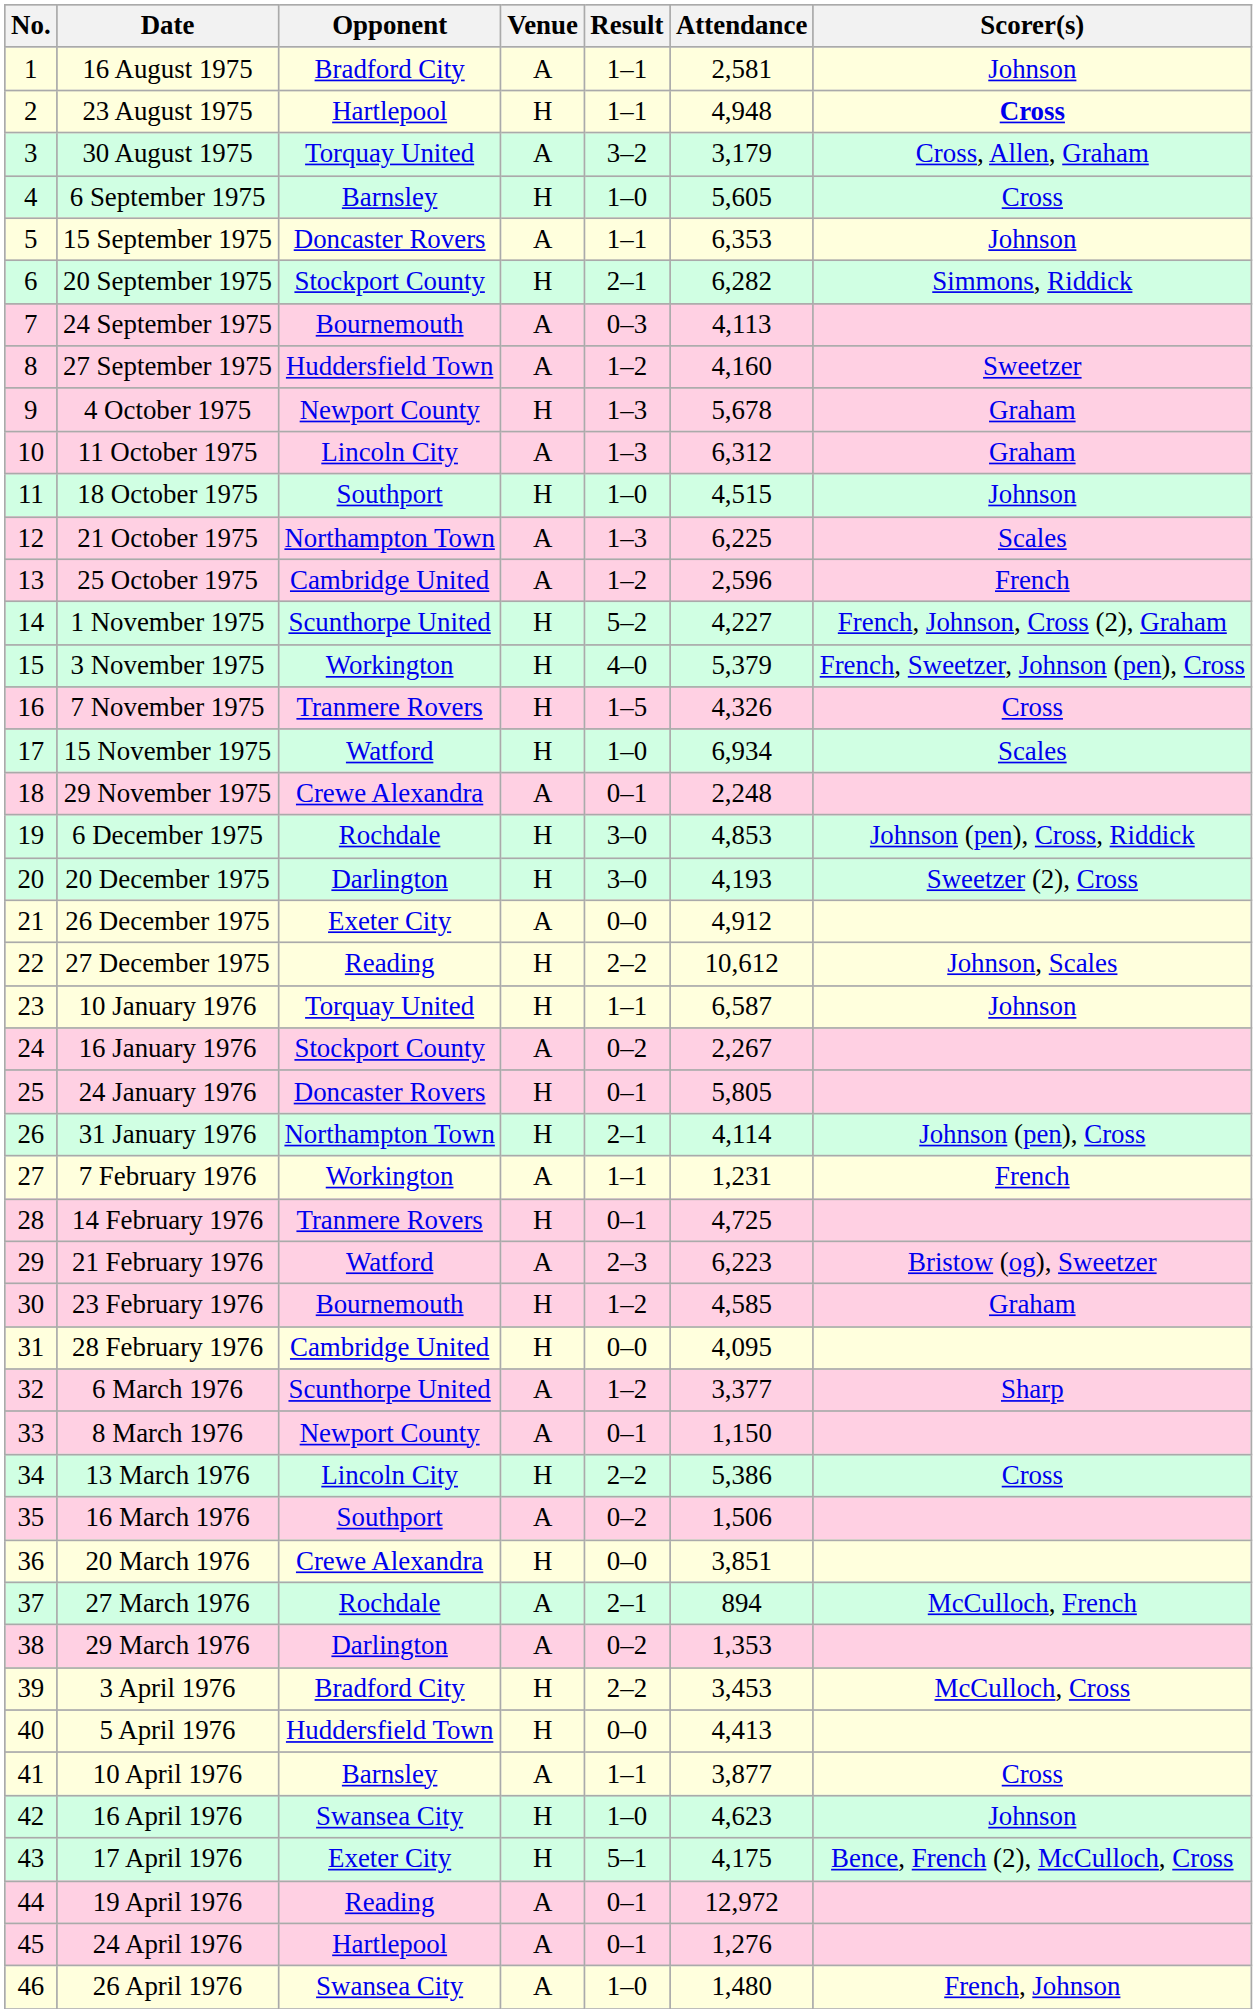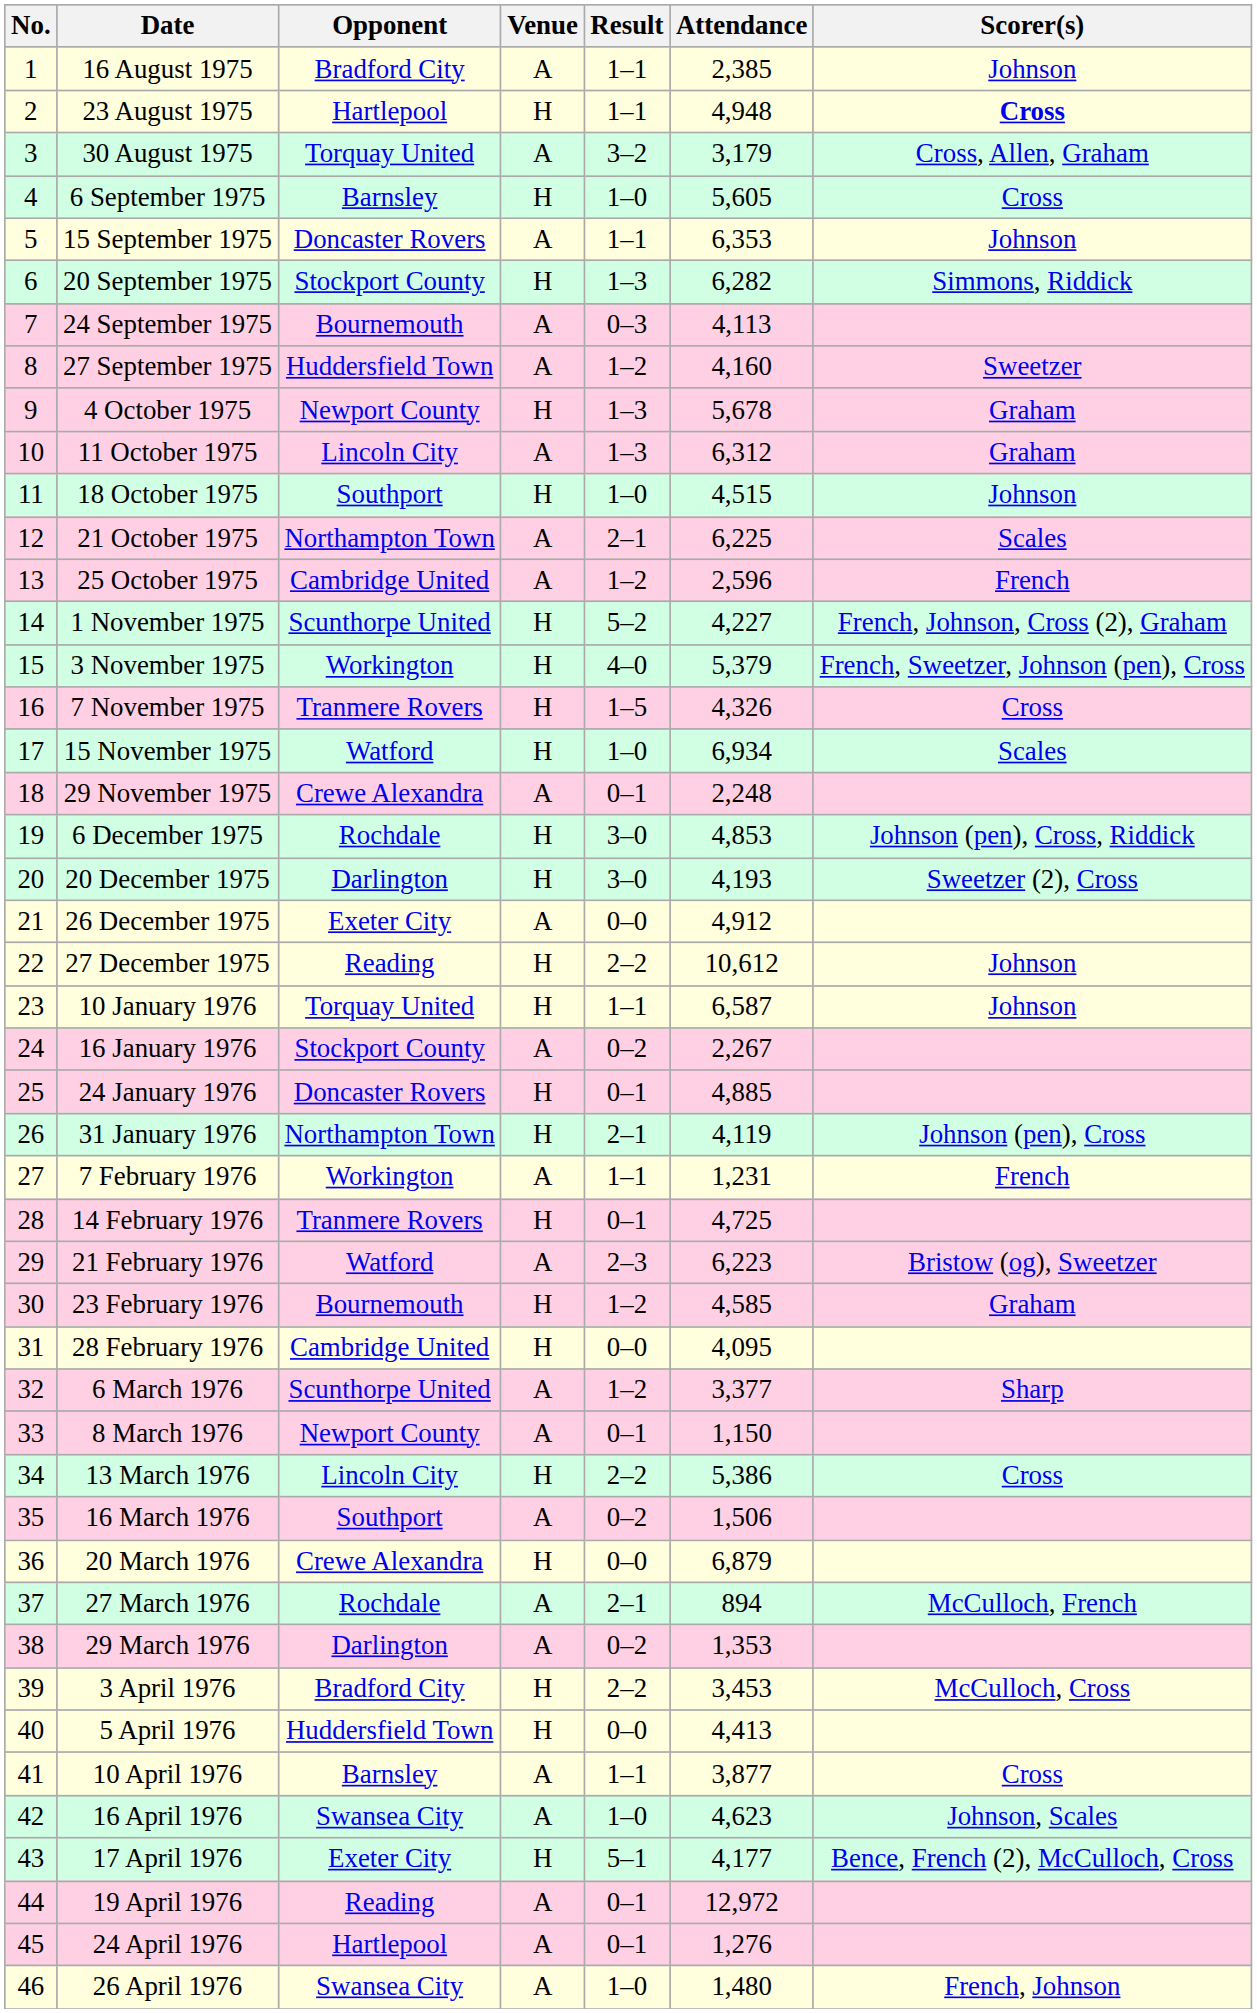(742, 68) 2,581 -> (742, 68) 2,385
(627, 281) 2–1 -> (627, 281) 1–3
(627, 537) 1–3 -> (627, 537) 2–1
(1032, 963) Johnson, Scales -> (1032, 963) Johnson
(742, 1091) 5,805 -> (742, 1091) 4,885
(742, 1134) 4,114 -> (742, 1134) 4,119
(742, 1560) 3,851 -> (742, 1560) 6,879
(543, 1816) H -> (543, 1816) A
(1032, 1816) Johnson -> (1032, 1816) Johnson, Scales
(742, 1858) 4,175 -> (742, 1858) 4,177
